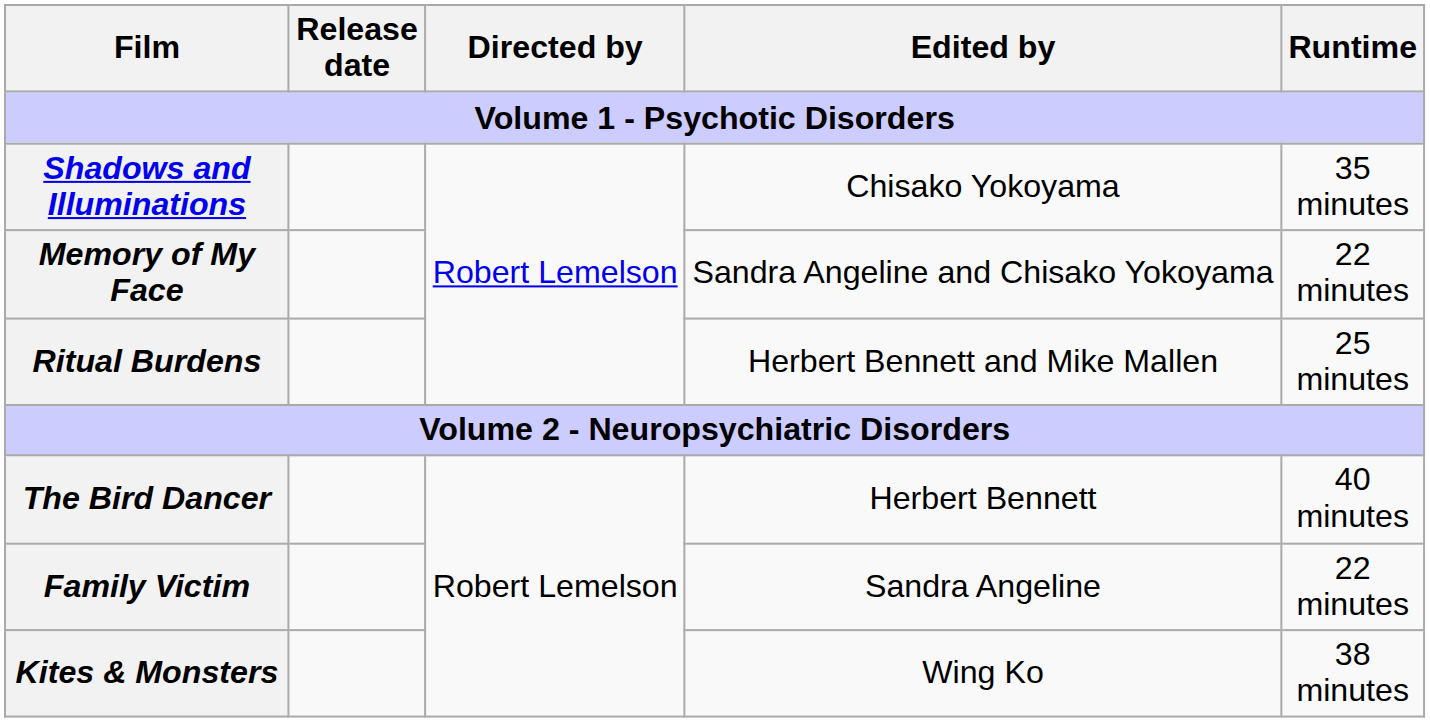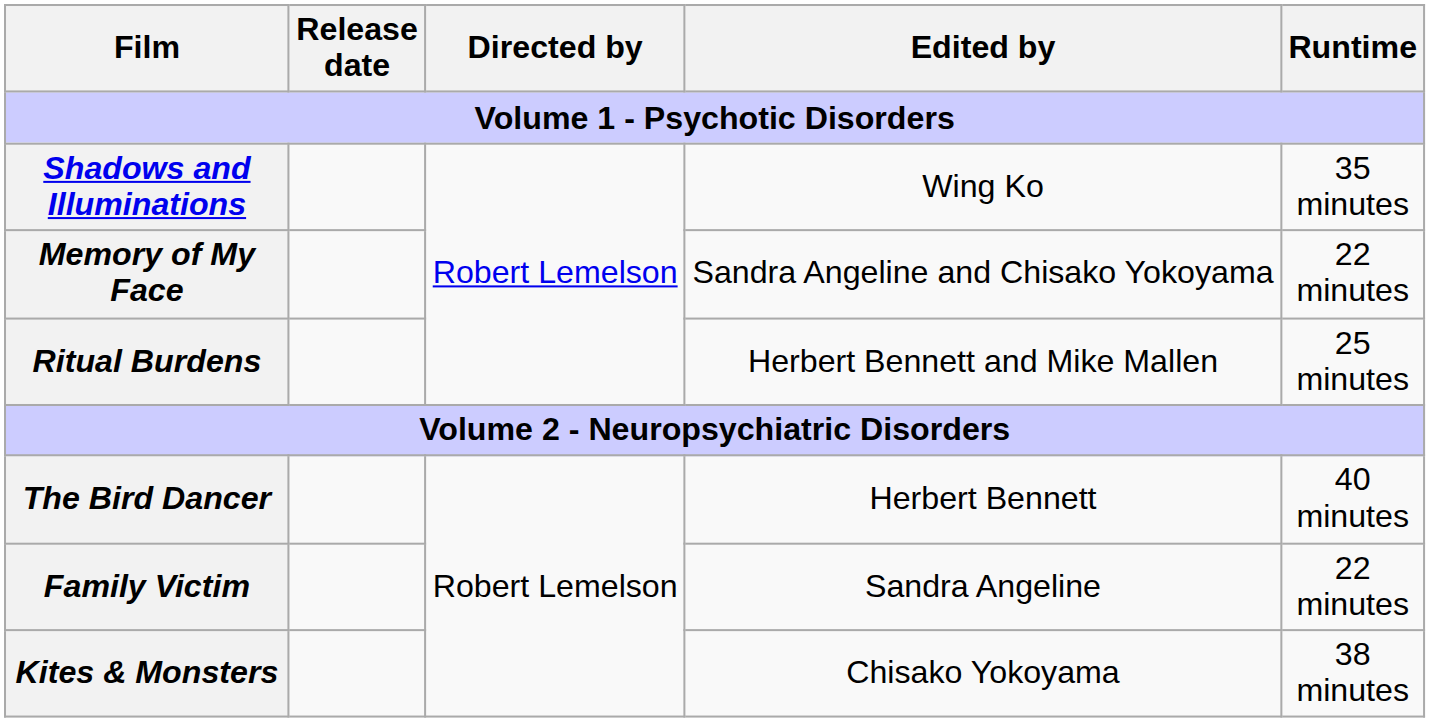(983, 186) Chisako Yokoyama -> (983, 186) Wing Ko
(983, 673) Wing Ko -> (983, 673) Chisako Yokoyama
